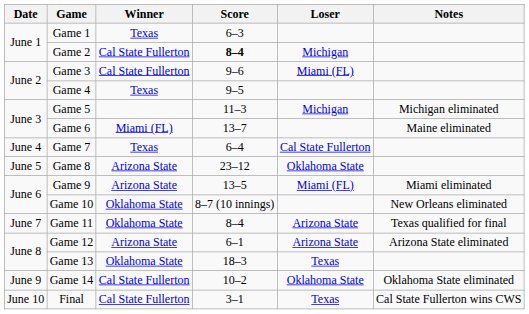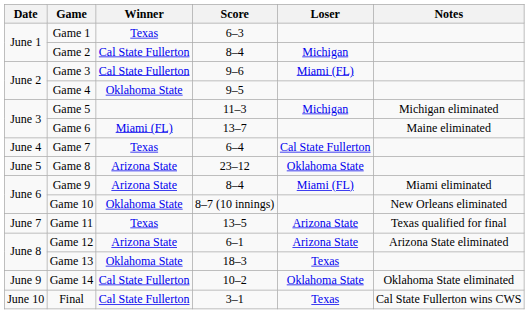(235, 52) bold -> (235, 52) normal
(144, 90) Texas -> (144, 90) Oklahoma State
(235, 185) 13–5 -> (235, 185) 8–4
(144, 223) Oklahoma State -> (144, 223) Texas
(235, 223) 8–4 -> (235, 223) 13–5
